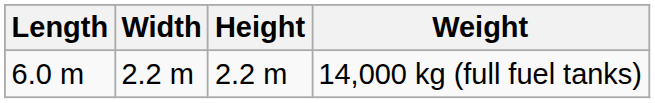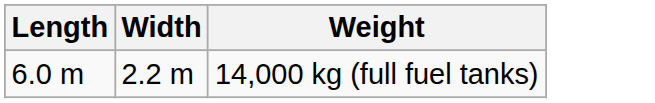- column: (260, 27)
